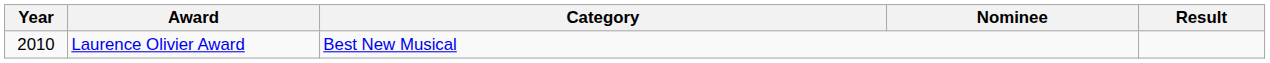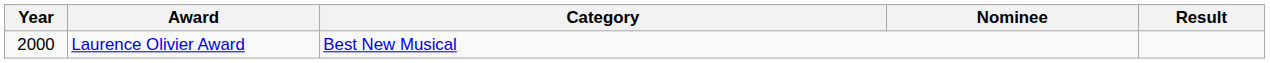(36, 44) 2010 -> (36, 44) 2000
